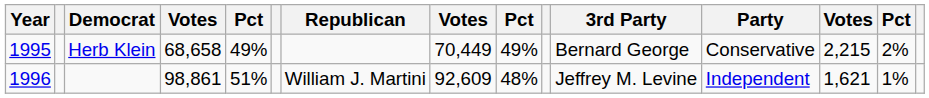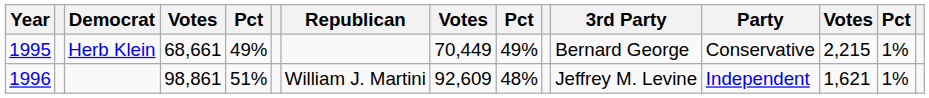(193, 49) 68,658 -> (193, 49) 68,661
(895, 49) 2% -> (895, 49) 1%
